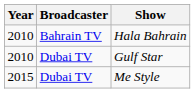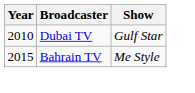- row: (150, 35)
(66, 77) Dubai TV -> (71, 56) Bahrain TV
